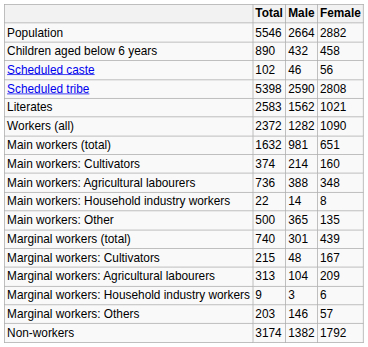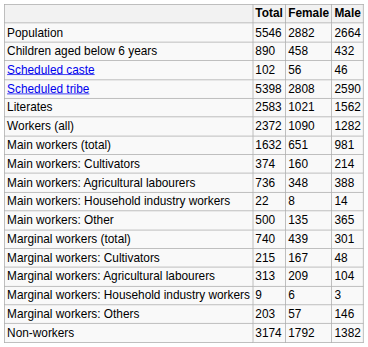columns swapped: (301, 13) <-> (340, 13)
